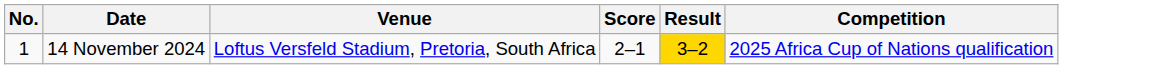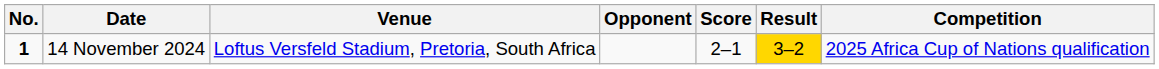+ column: (648, 19)
(24, 48) normal -> (24, 48) bold
